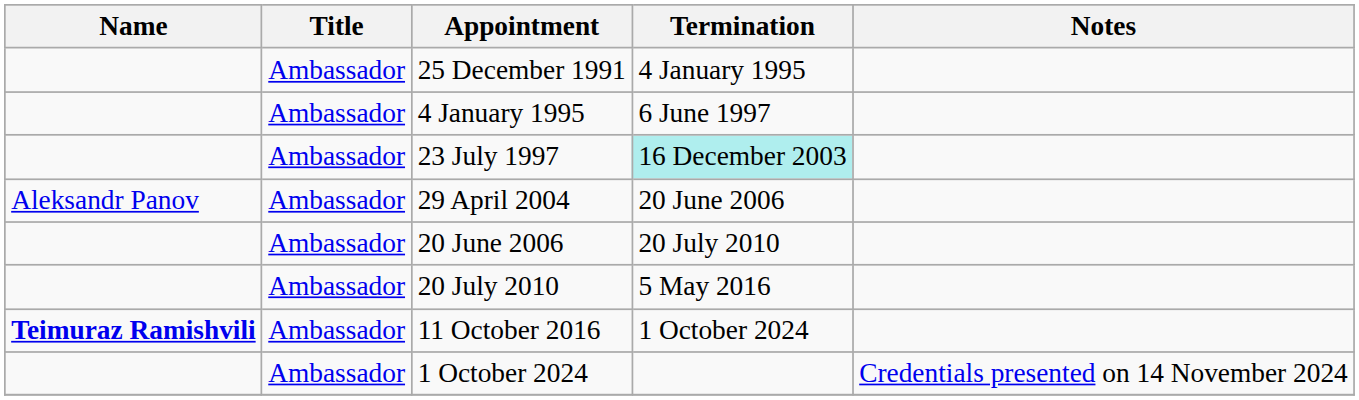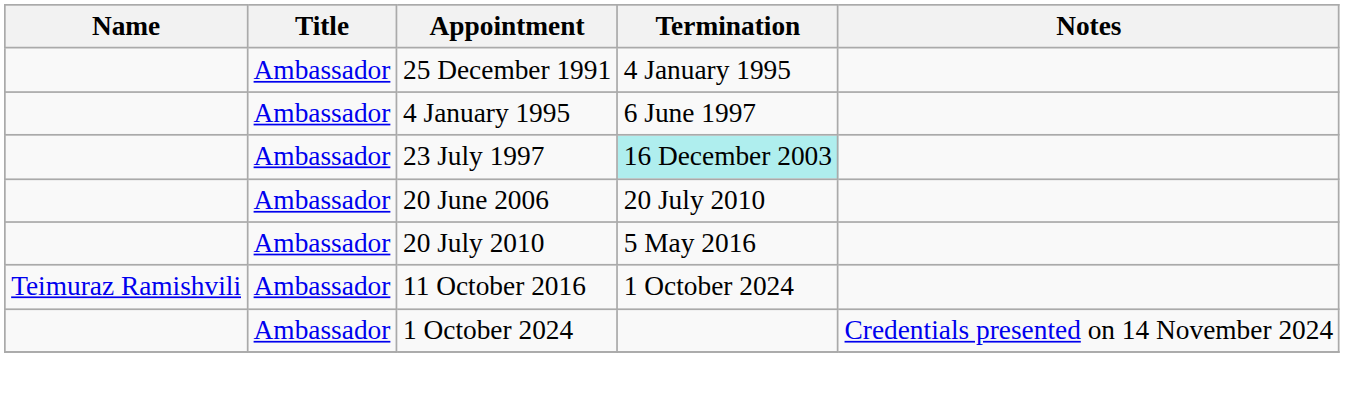- row: (494, 199)
(133, 329) bold -> (126, 286) normal
